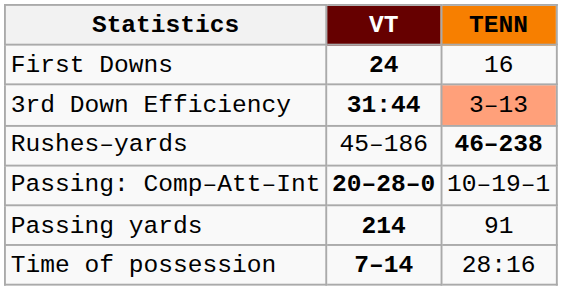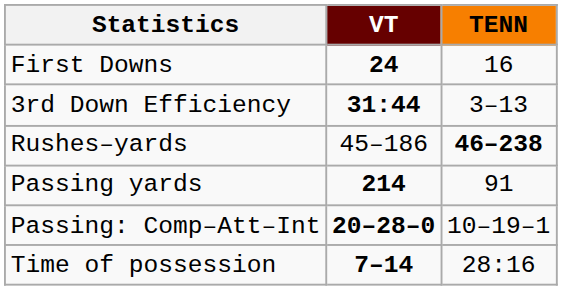(499, 105) lightsalmon background -> (499, 105) no background
rows swapped: (107, 225) <-> (166, 185)
